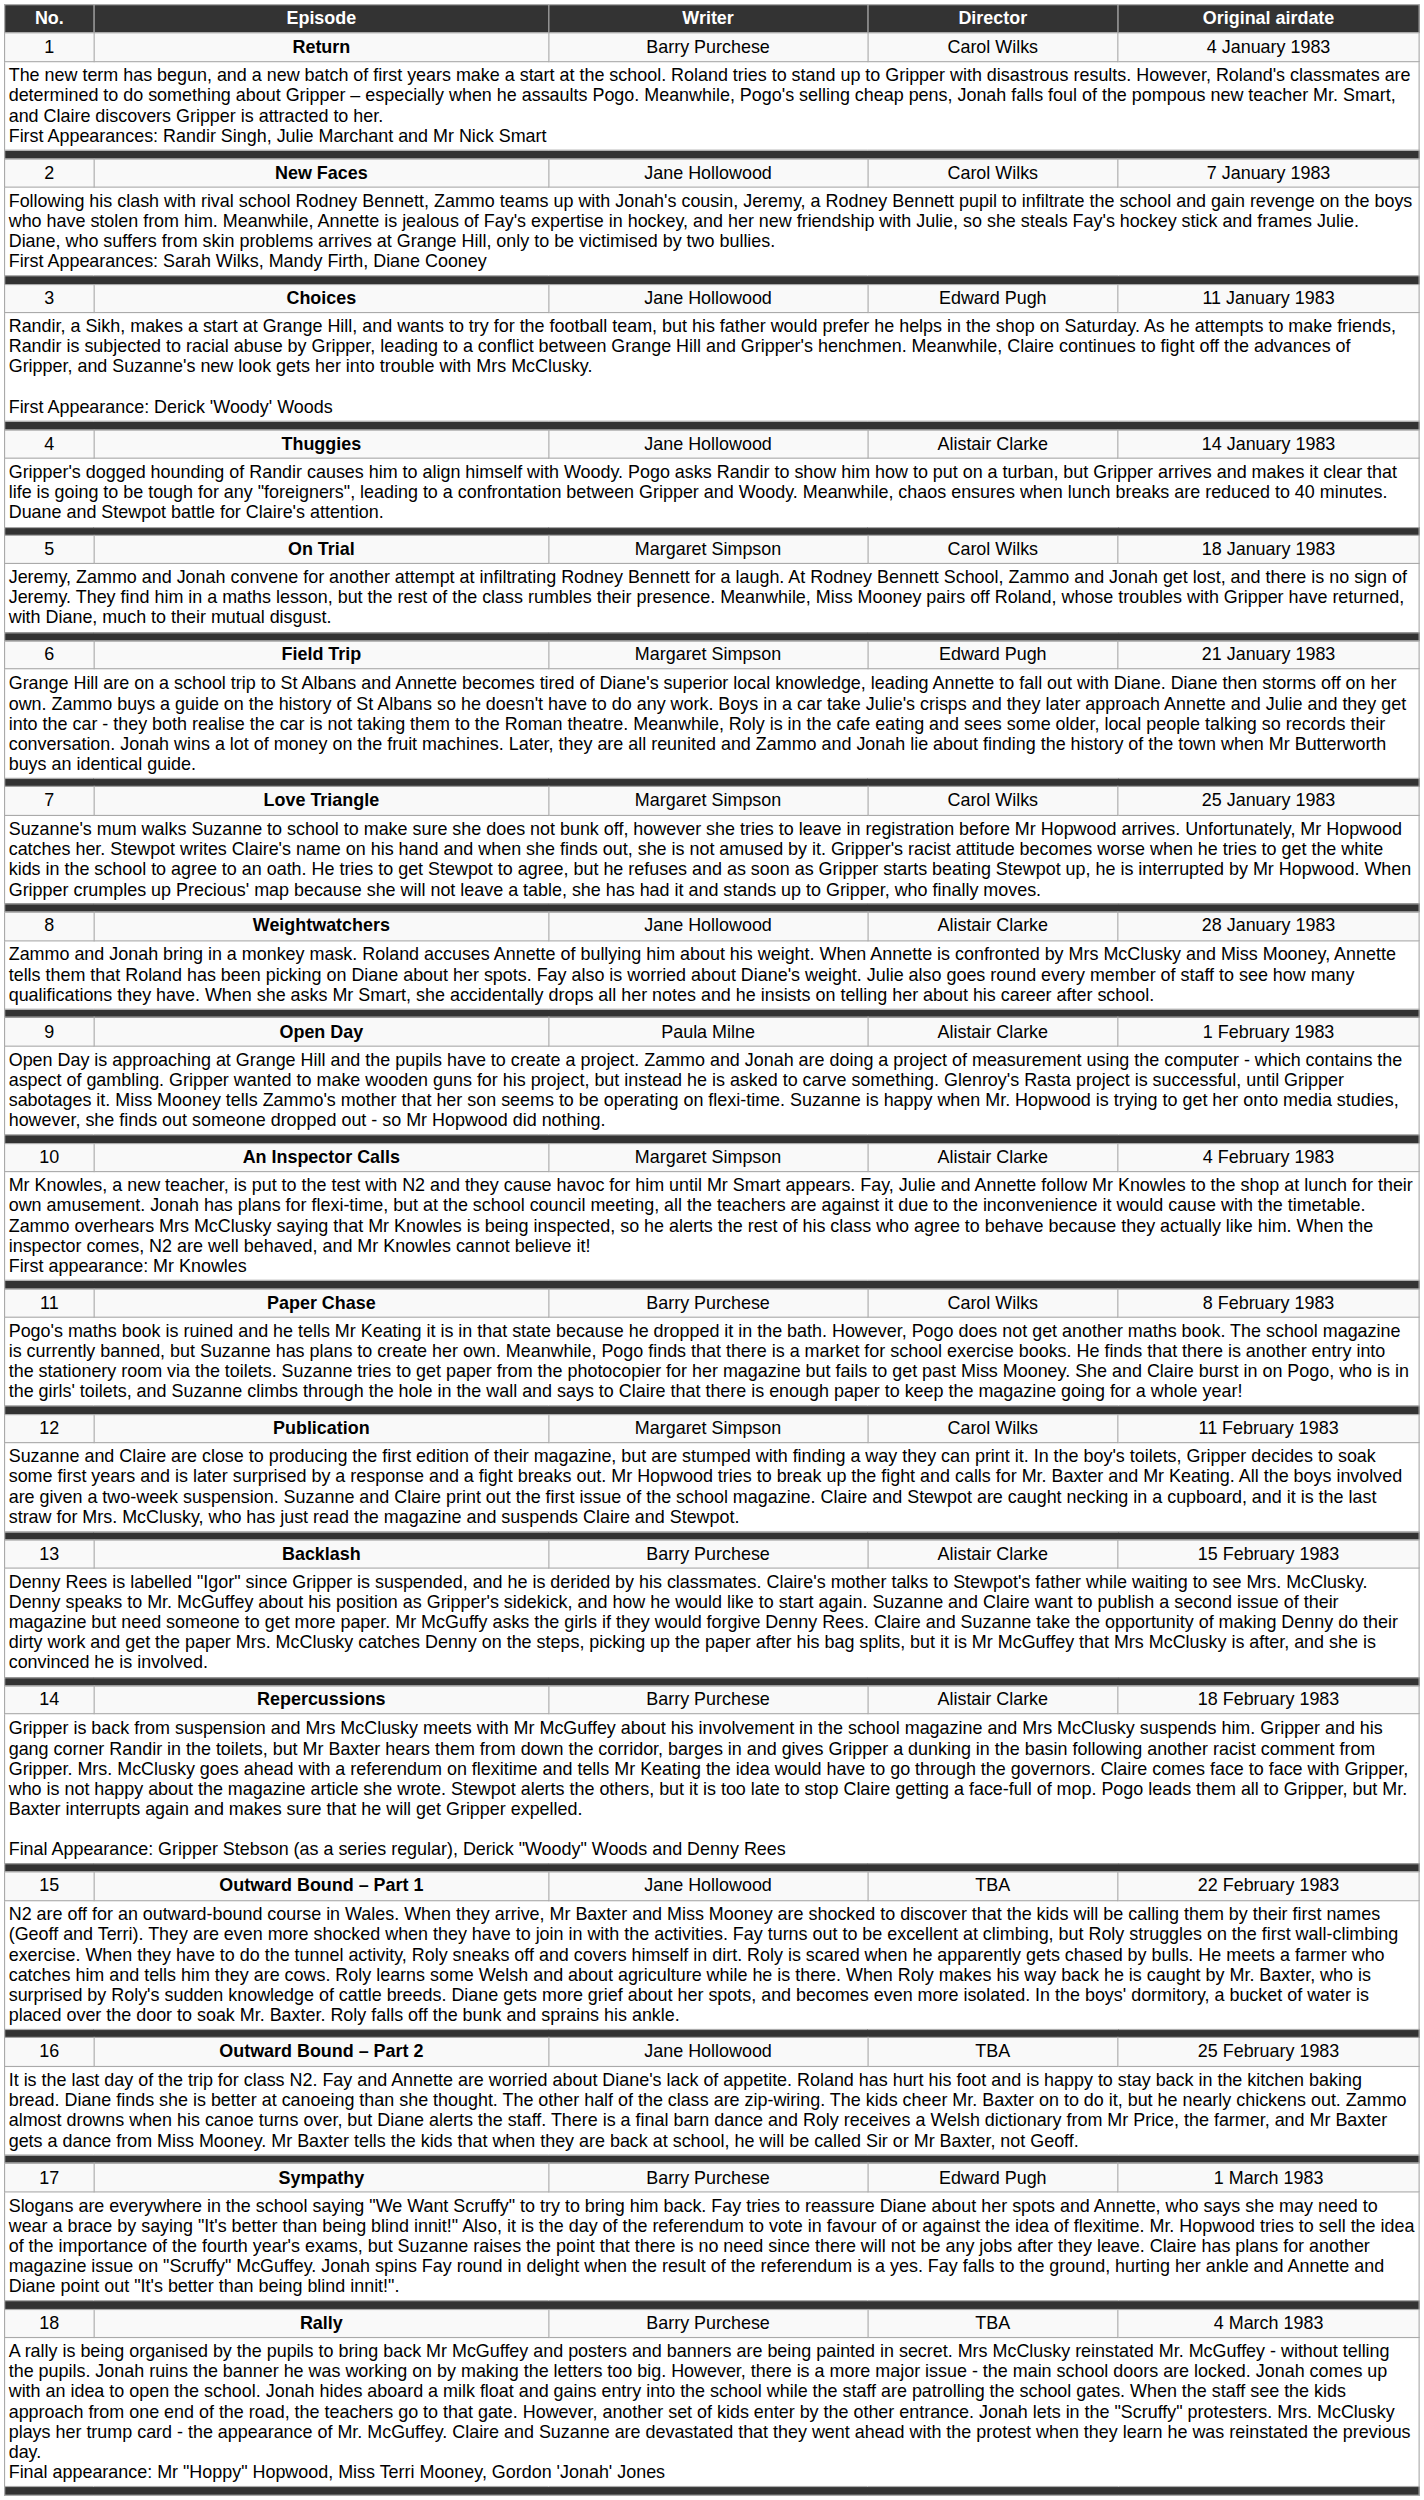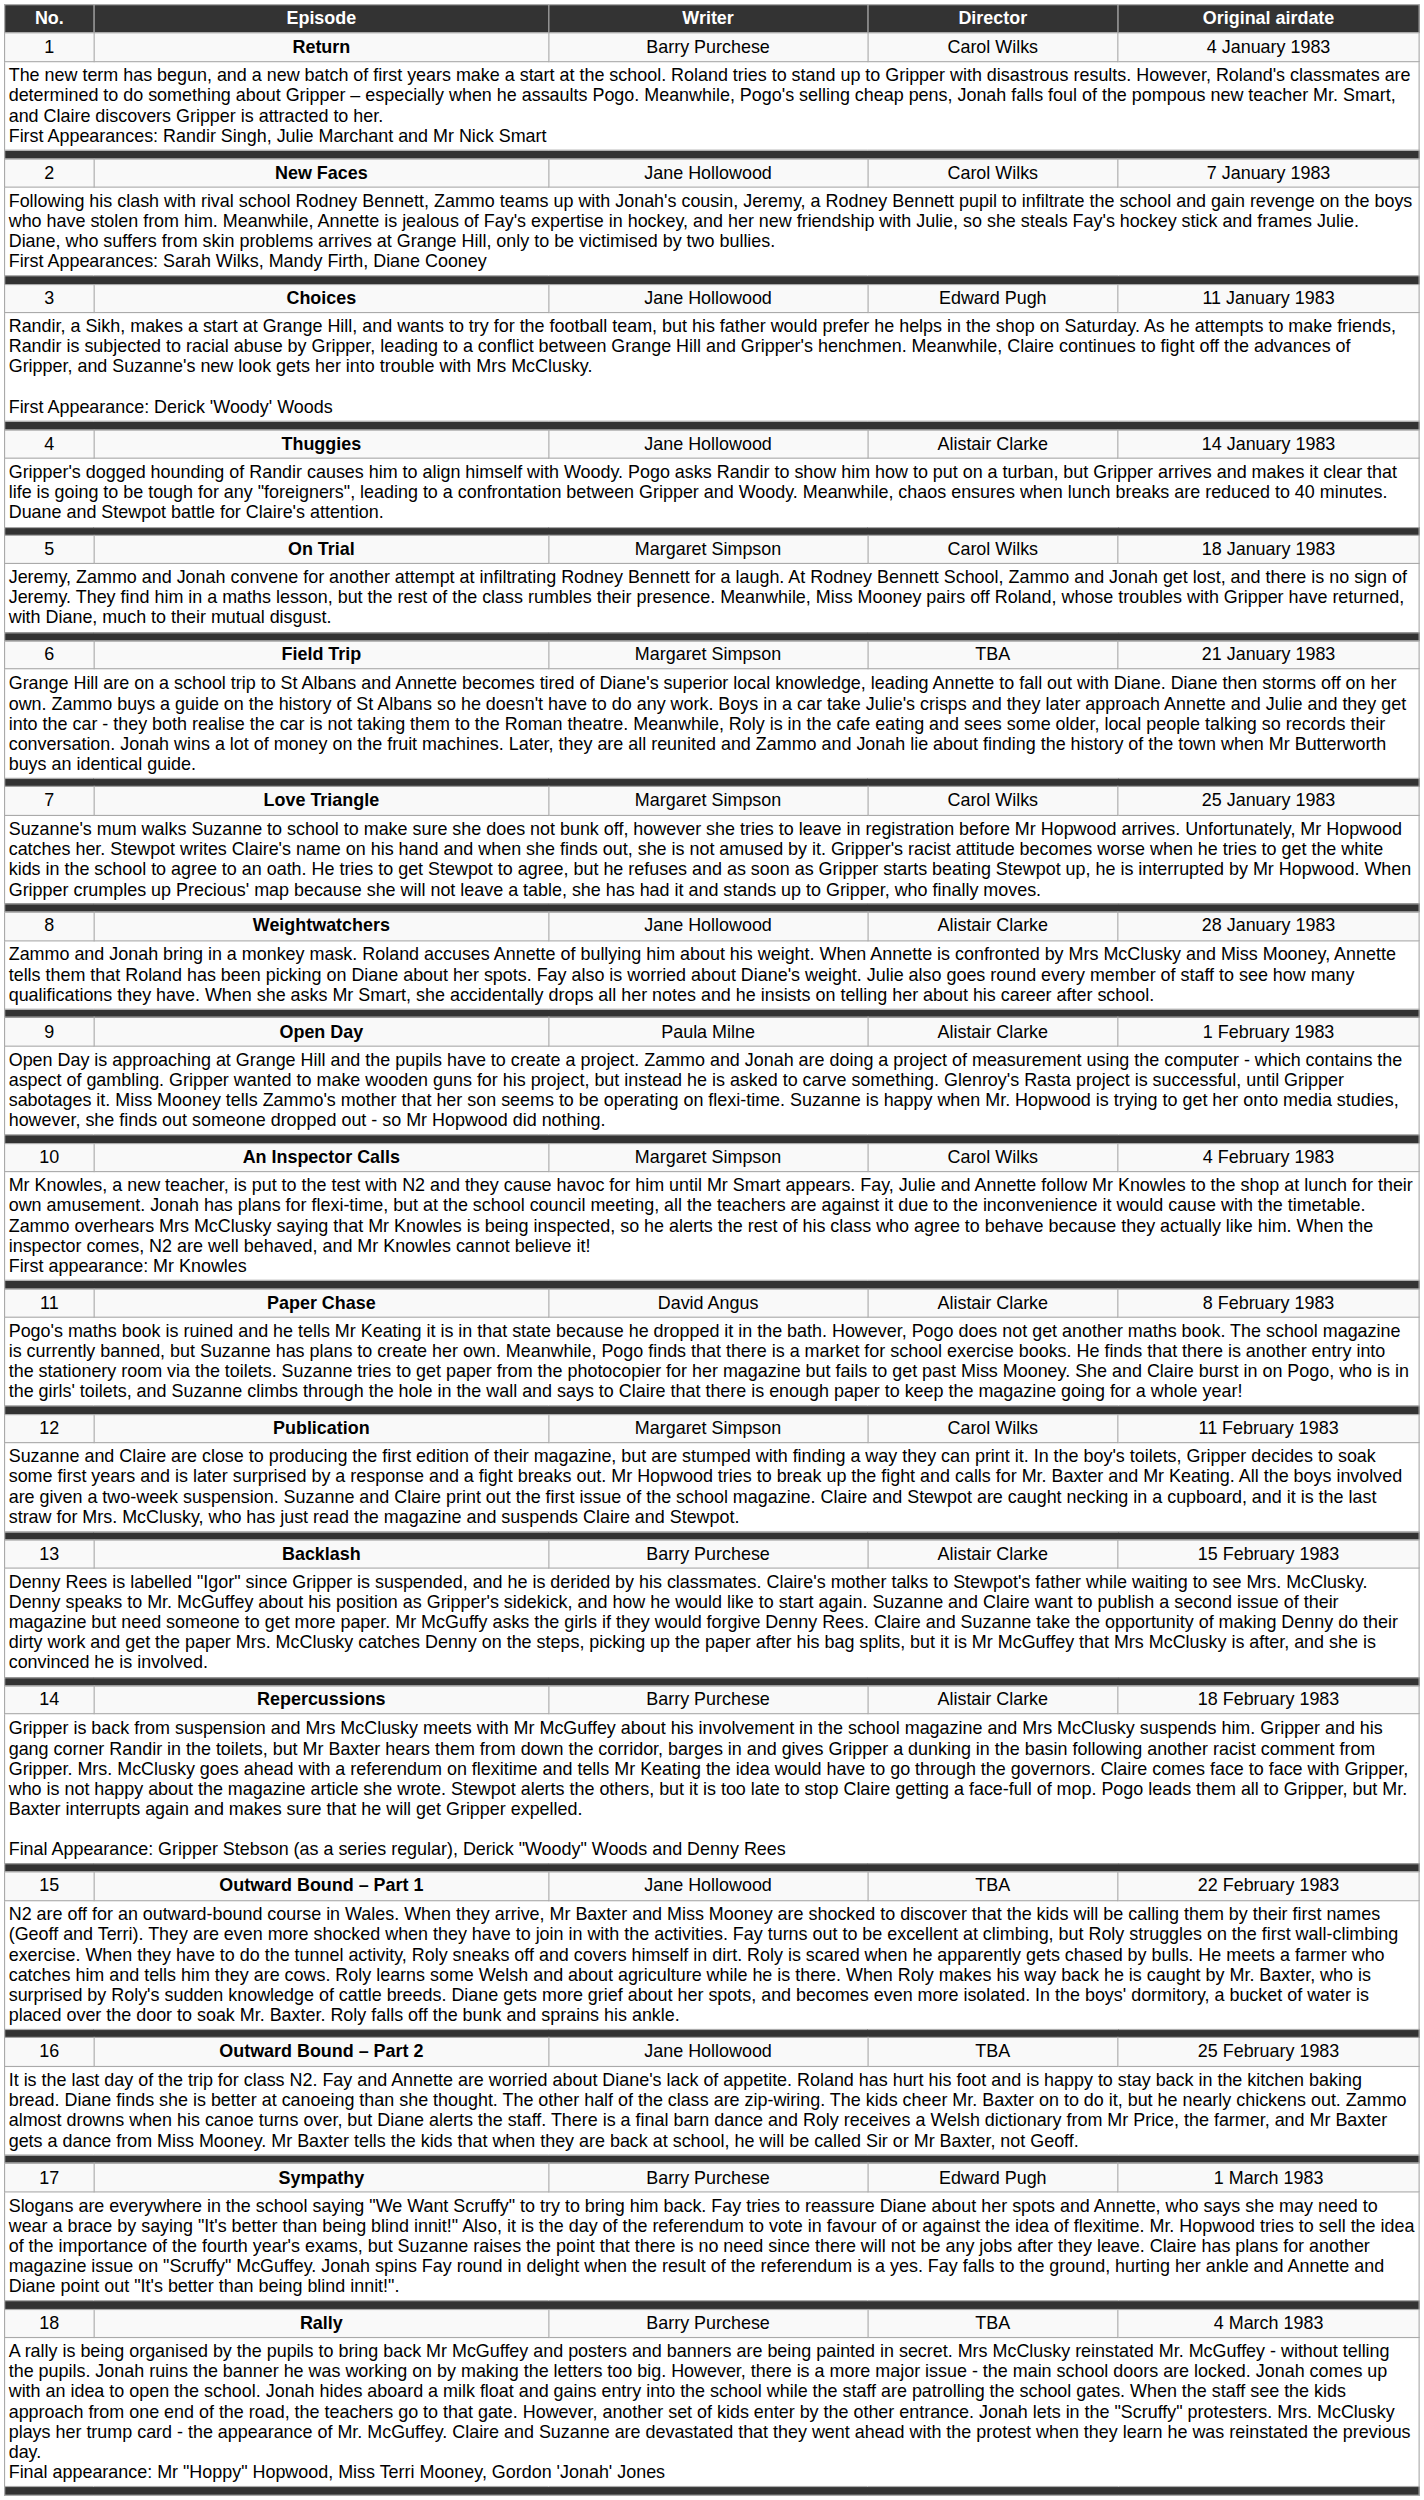(993, 654) Edward Pugh -> (993, 654) TBA
(993, 1157) Alistair Clarke -> (993, 1157) Carol Wilks
(708, 1302) Barry Purchese -> (708, 1302) David Angus
(993, 1302) Carol Wilks -> (993, 1302) Alistair Clarke
